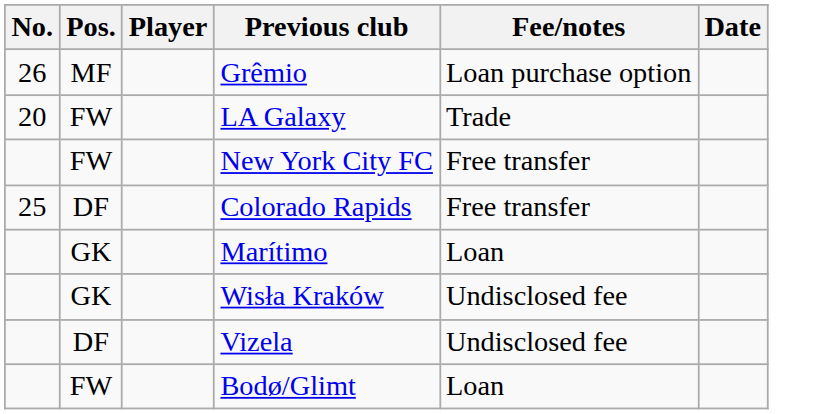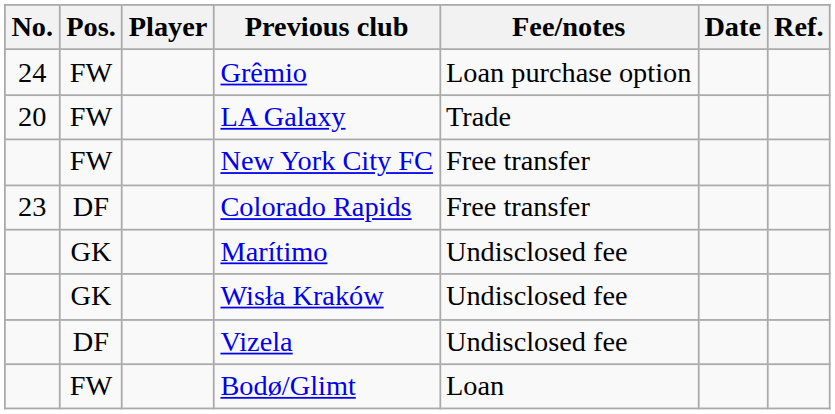+ column: (799, 26)
(32, 71) 26 -> (32, 71) 24
(91, 71) MF -> (91, 71) FW
(32, 206) 25 -> (32, 206) 23
(475, 251) Loan -> (537, 251) Undisclosed fee
